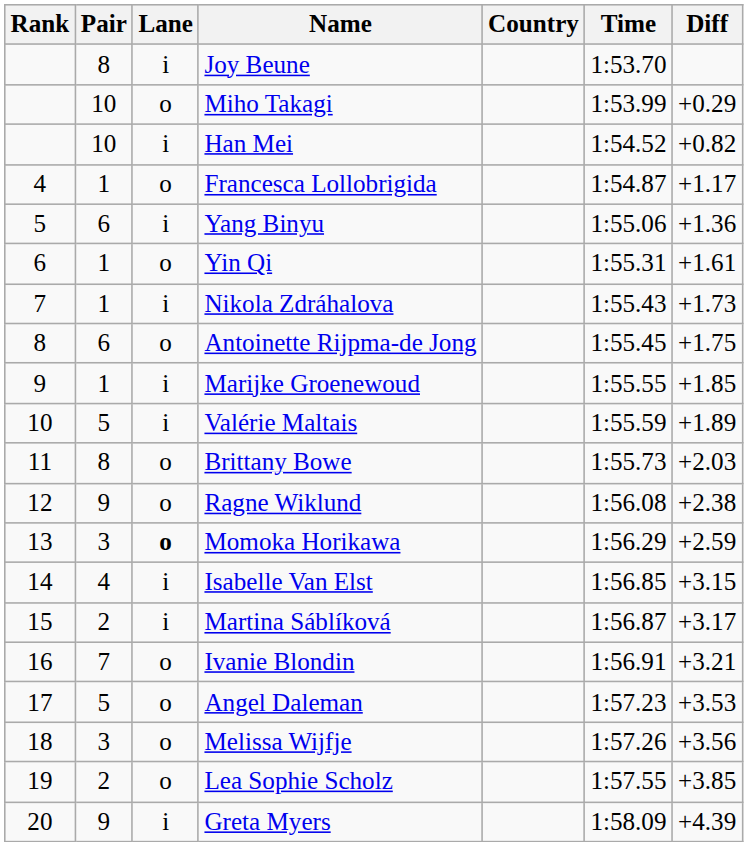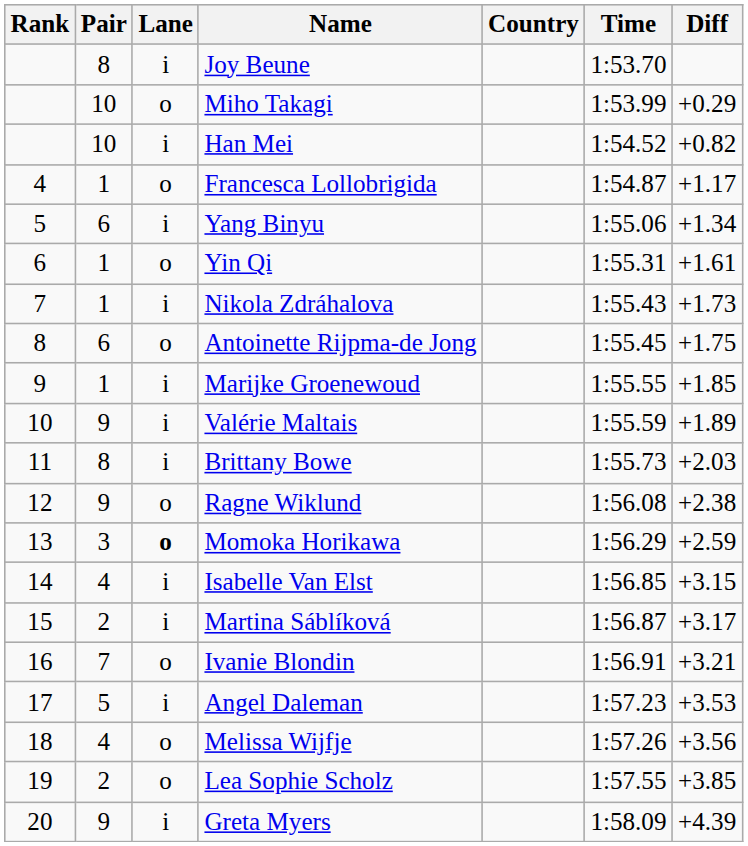(707, 223) +1.36 -> (707, 223) +1.34
(104, 422) 5 -> (104, 422) 9
(166, 462) o -> (166, 462) i
(166, 701) o -> (166, 701) i
(104, 741) 3 -> (104, 741) 4
